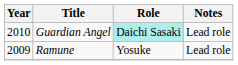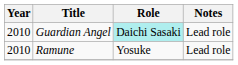(19, 50) 2009 -> (19, 50) 2010
